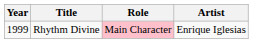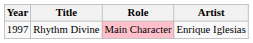(18, 30) 1999 -> (18, 30) 1997
